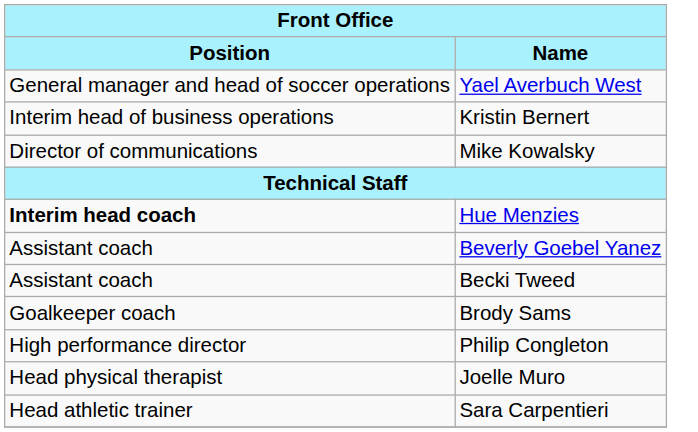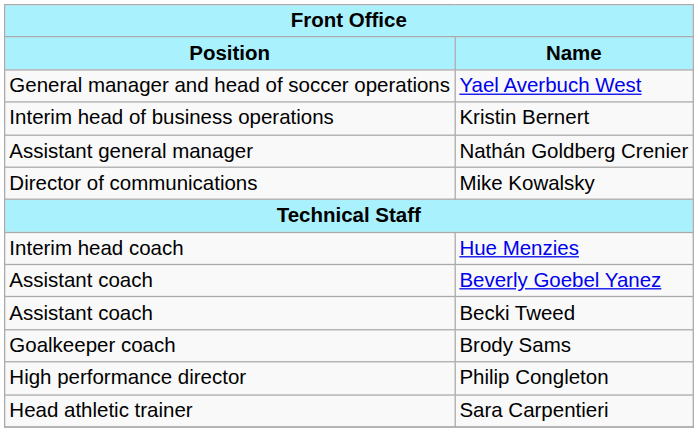+ row: (574, 150)
(103, 215) bold -> (96, 248) normal
- row: (512, 378)
